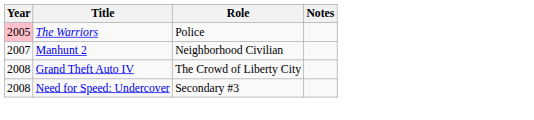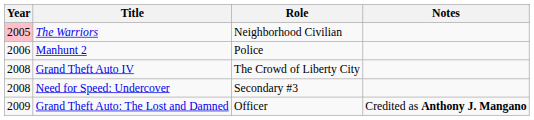(190, 32) Police -> (288, 32) Neighborhood Civilian
(19, 50) 2007 -> (19, 50) 2006
(229, 50) Neighborhood Civilian -> (249, 50) Police
+ row: (132, 106)
